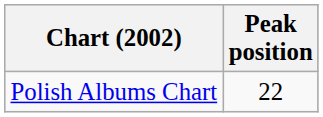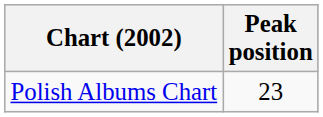(271, 91) 22 -> (271, 91) 23
